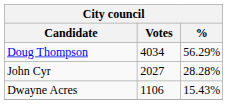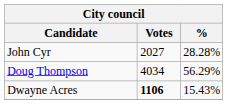rows swapped: (48, 52) <-> (29, 71)
(152, 90) normal -> (152, 90) bold
